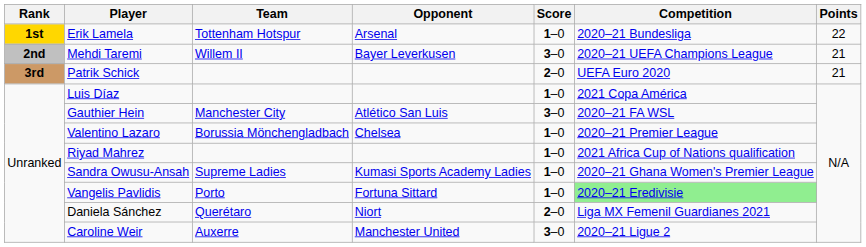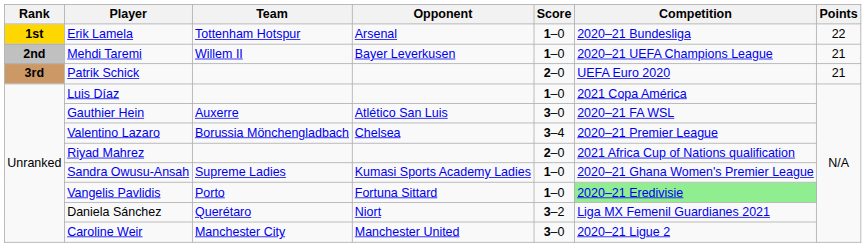(554, 53) 3–0 -> (554, 53) 1–0
(240, 113) Manchester City -> (217, 113) Auxerre
(554, 133) 1–0 -> (554, 133) 3–4
(554, 152) 1–0 -> (554, 152) 2–0
(554, 212) 2–0 -> (554, 212) 3–2
(217, 232) Auxerre -> (240, 232) Manchester City
